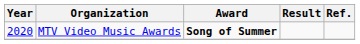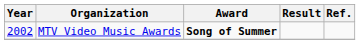(20, 31) 2020 -> (20, 31) 2002
